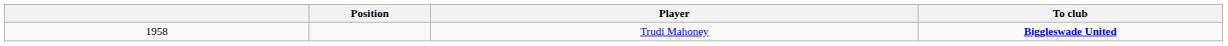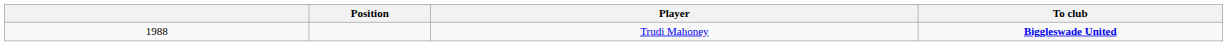(157, 31) 1958 -> (157, 31) 1988
